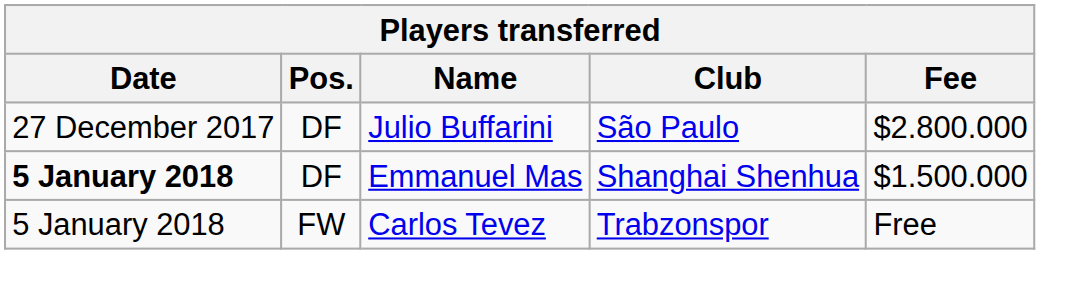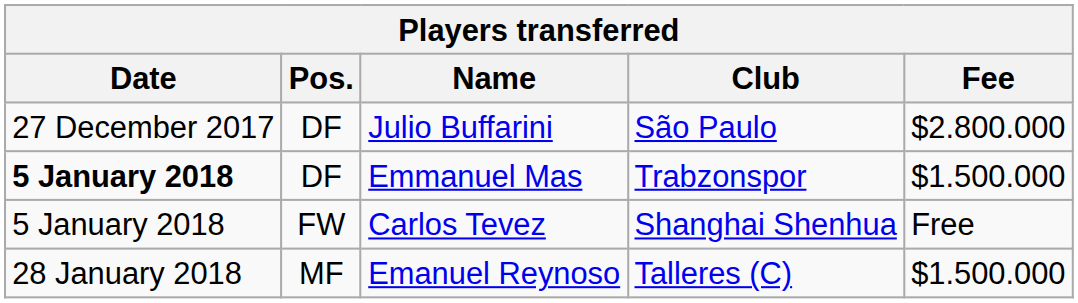(728, 176) Shanghai Shenhua -> (720, 176) Trabzonspor
(683, 225) Trabzonspor -> (766, 225) Shanghai Shenhua
+ row: (494, 274)
